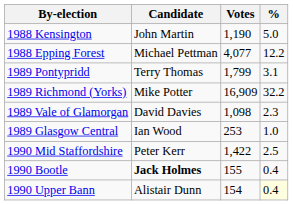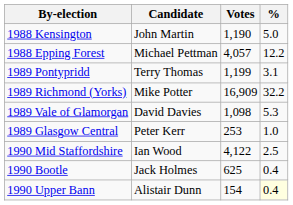(237, 53) 4,077 -> (237, 53) 4,057
(237, 72) 1,799 -> (237, 72) 1,199
(271, 111) 2.3 -> (271, 111) 5.3
(158, 131) Ian Wood -> (159, 131) Peter Kerr
(159, 151) Peter Kerr -> (158, 151) Ian Wood
(237, 151) 1,422 -> (237, 151) 4,122
(168, 170) bold -> (166, 170) normal
(233, 170) 155 -> (233, 170) 625
